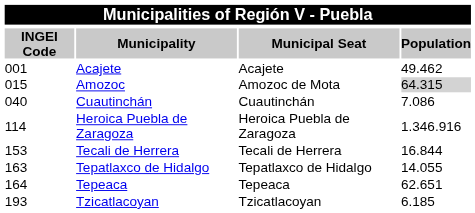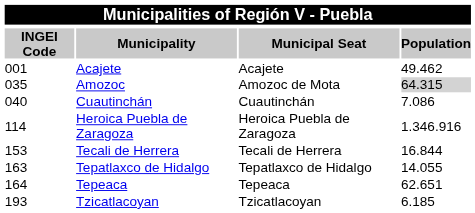(16, 85) 015 -> (16, 85) 035
